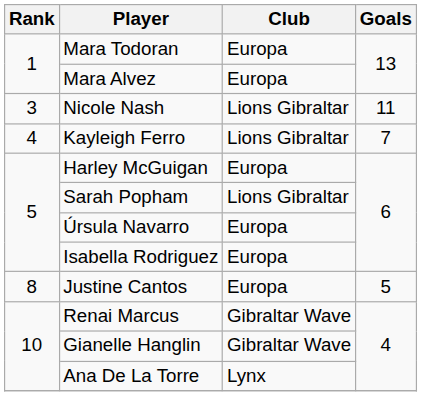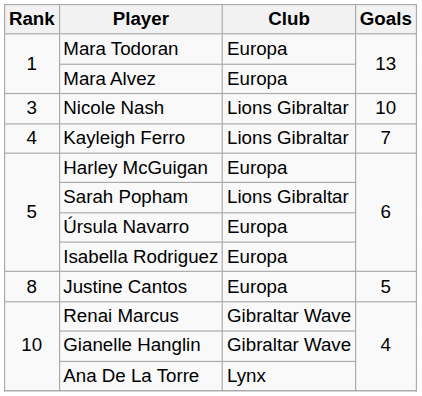(386, 108) 11 -> (386, 108) 10
